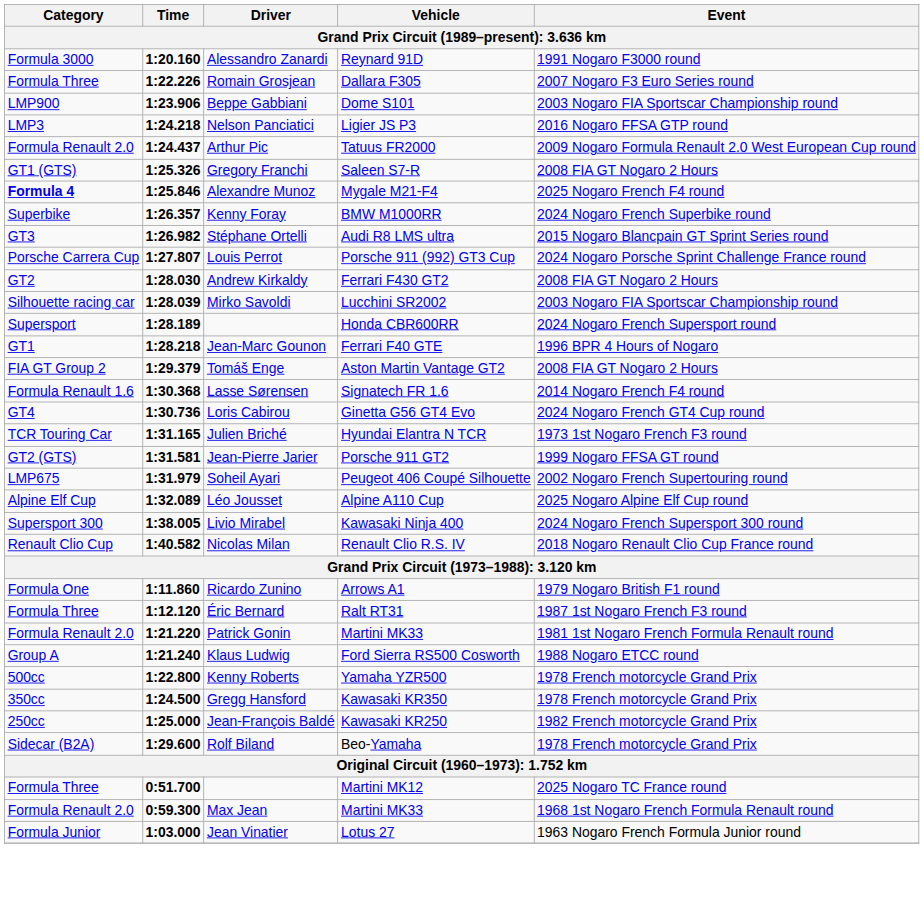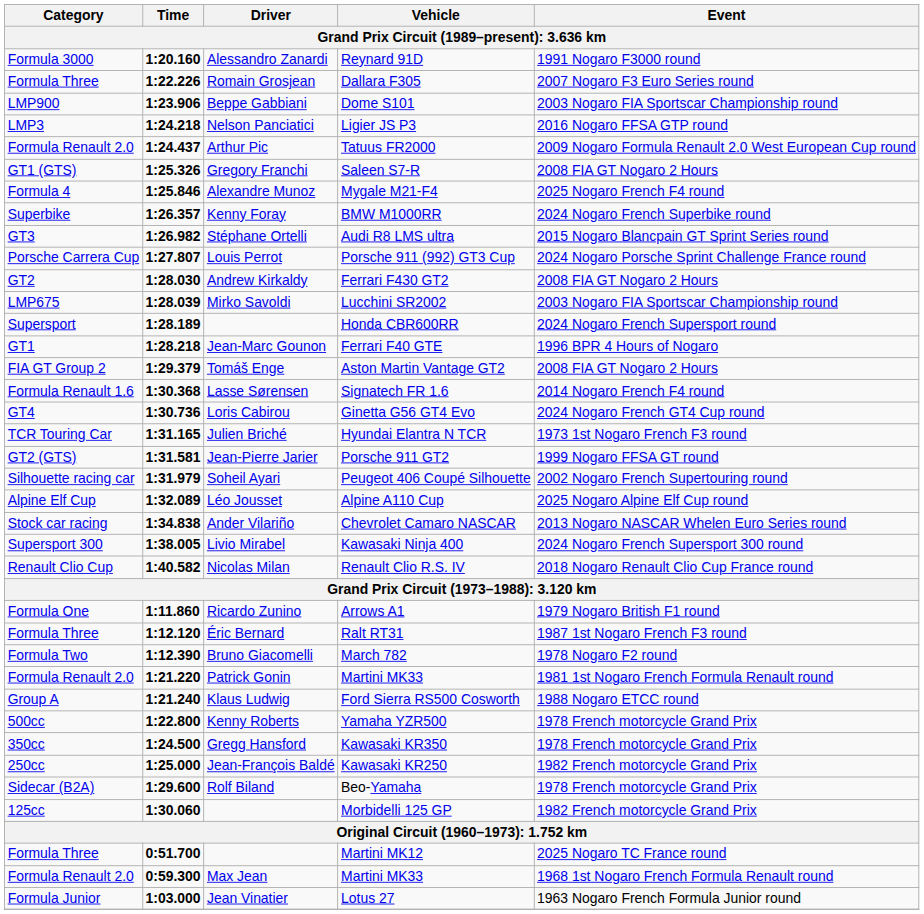(41, 192) bold -> (39, 192) normal
(71, 302) Silhouette racing car -> (34, 302) LMP675
(34, 479) LMP675 -> (71, 479) Silhouette racing car
+ row: (251, 523)
+ row: (260, 655)
+ row: (271, 810)
